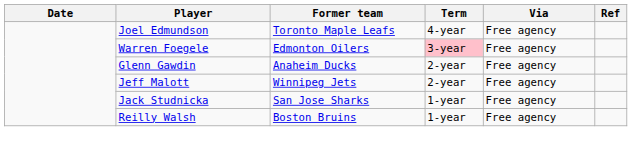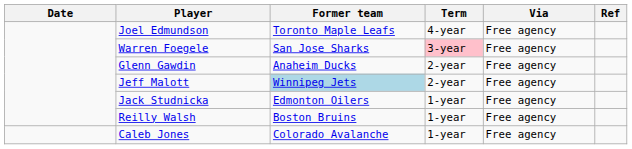(321, 48) Edmonton Oilers -> (321, 48) San Jose Sharks
(315, 83) no background -> (315, 83) lightblue background
(321, 100) San Jose Sharks -> (321, 100) Edmonton Oilers
+ row: (154, 135)
